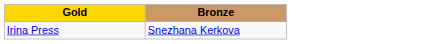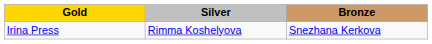+ column: (216, 13)
